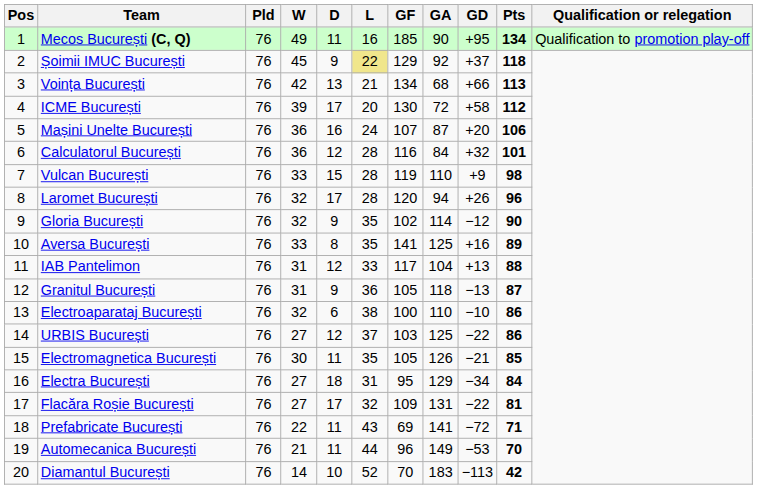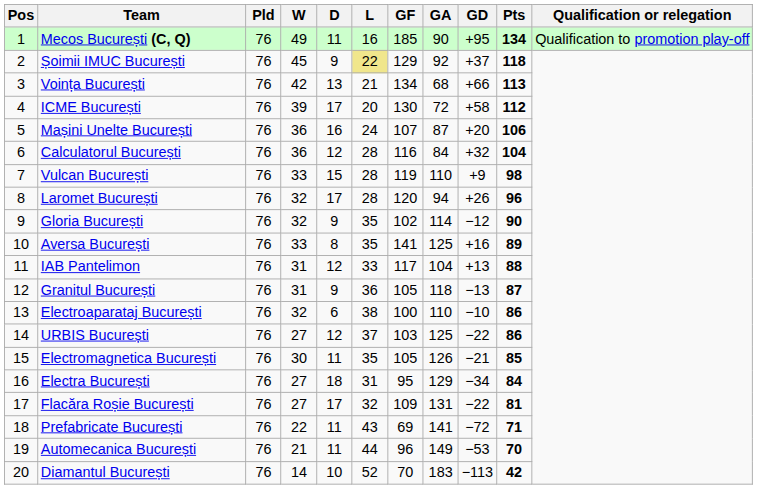(514, 152) 101 -> (514, 152) 104
